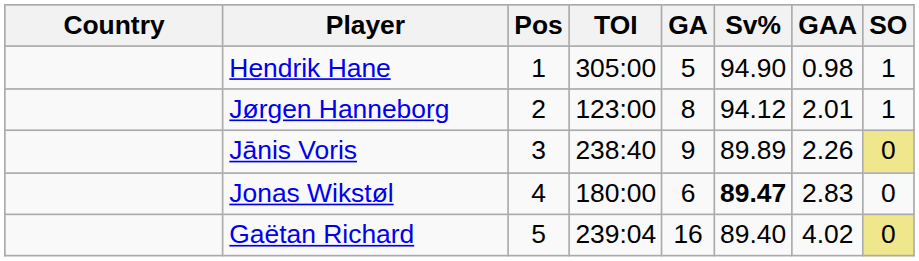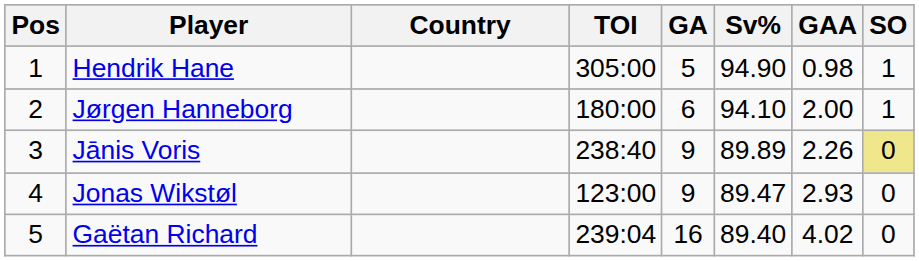columns swapped: (538, 25) <-> (114, 25)
(616, 109) 123:00 -> (616, 109) 180:00
(688, 109) 8 -> (688, 109) 6
(753, 109) 94.12 -> (753, 109) 94.10
(828, 109) 2.01 -> (828, 109) 2.00
(616, 192) 180:00 -> (616, 192) 123:00
(688, 192) 6 -> (688, 192) 9
(753, 192) bold -> (753, 192) normal
(828, 192) 2.83 -> (828, 192) 2.93
(888, 234) khaki background -> (888, 234) no background
